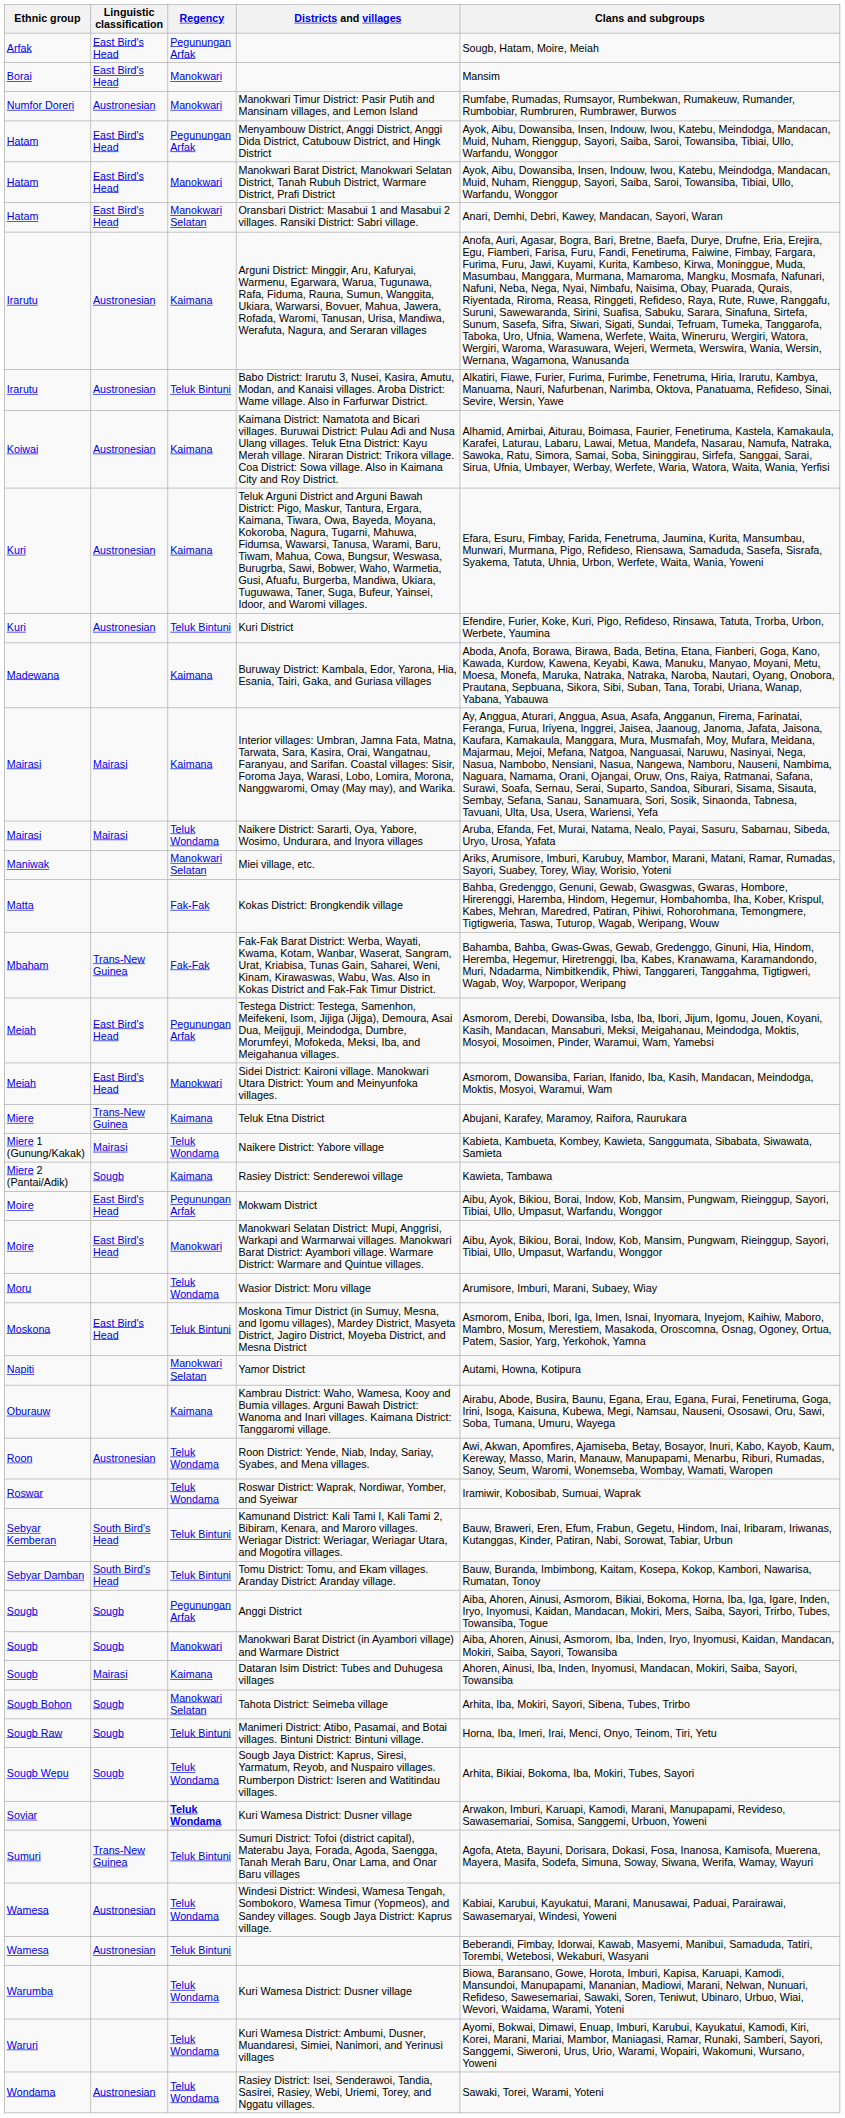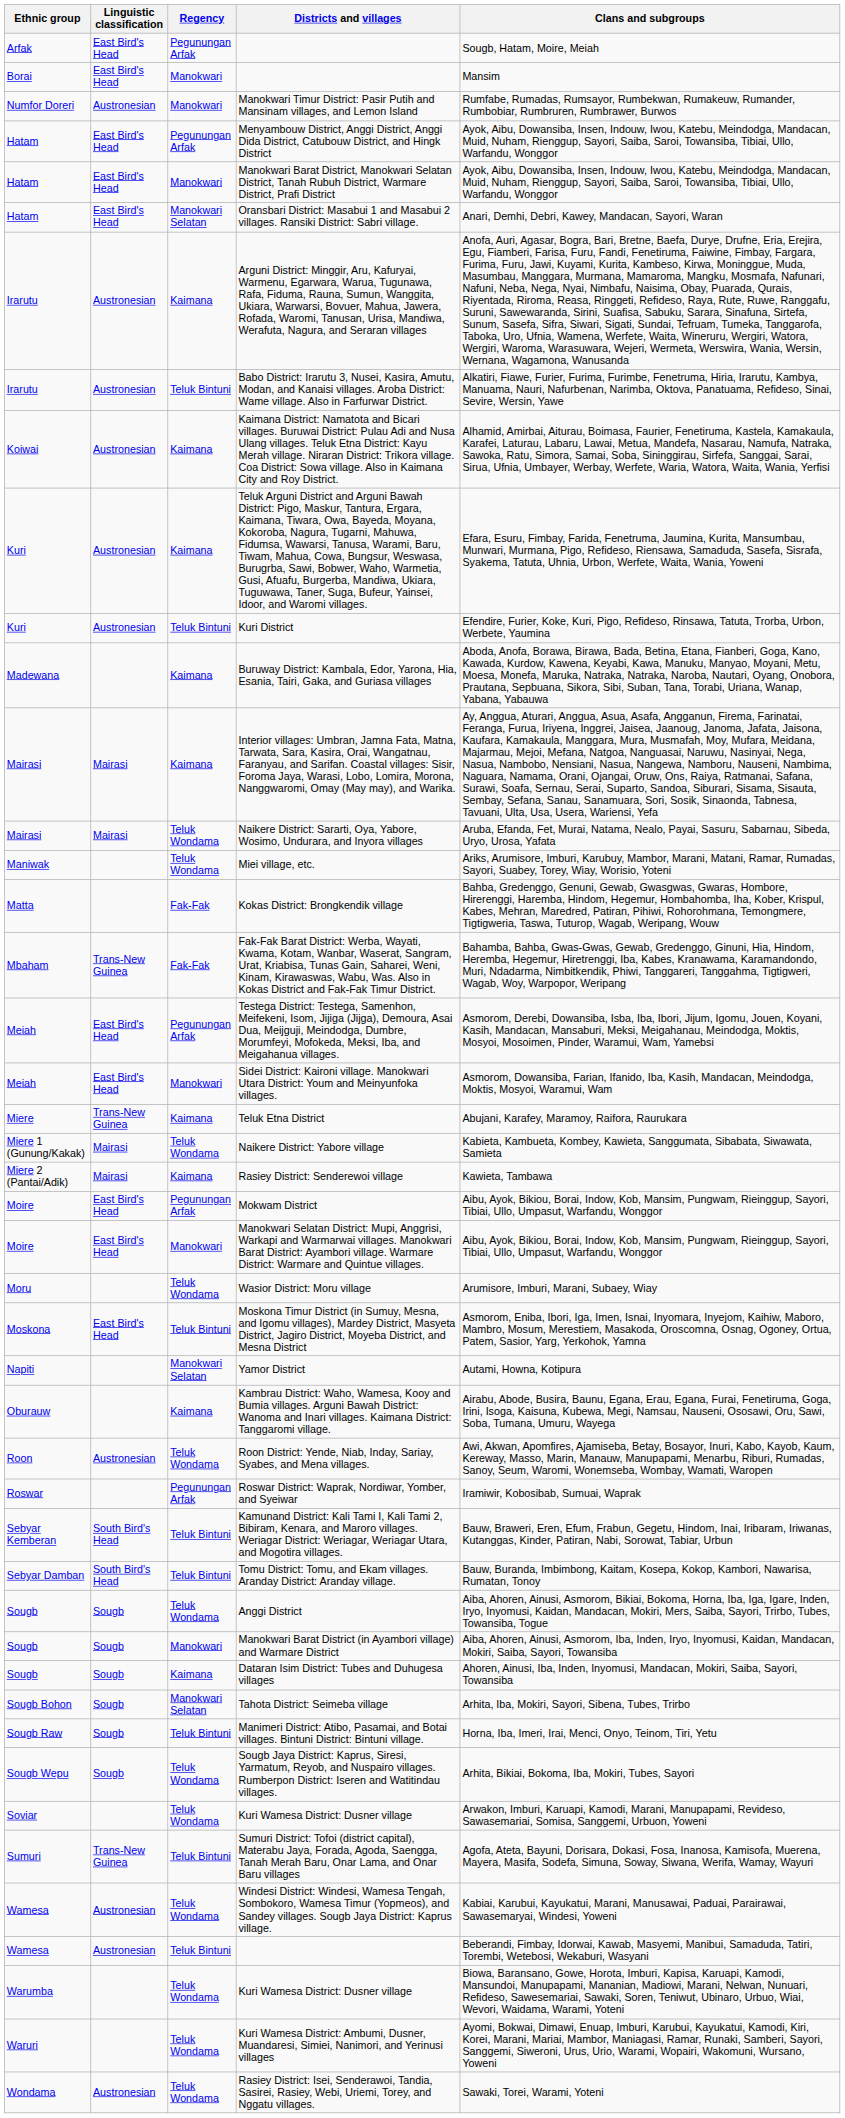(196, 864) Manokwari Selatan -> (195, 864) Teluk Wondama
(108, 1176) Sougb -> (110, 1176) Mairasi
(195, 1493) Teluk Wondama -> (201, 1493) Pegunungan Arfak
(201, 1611) Pegunungan Arfak -> (195, 1611) Teluk Wondama
(110, 1675) Mairasi -> (108, 1675) Sougb
(196, 1815) bold -> (195, 1815) normal
